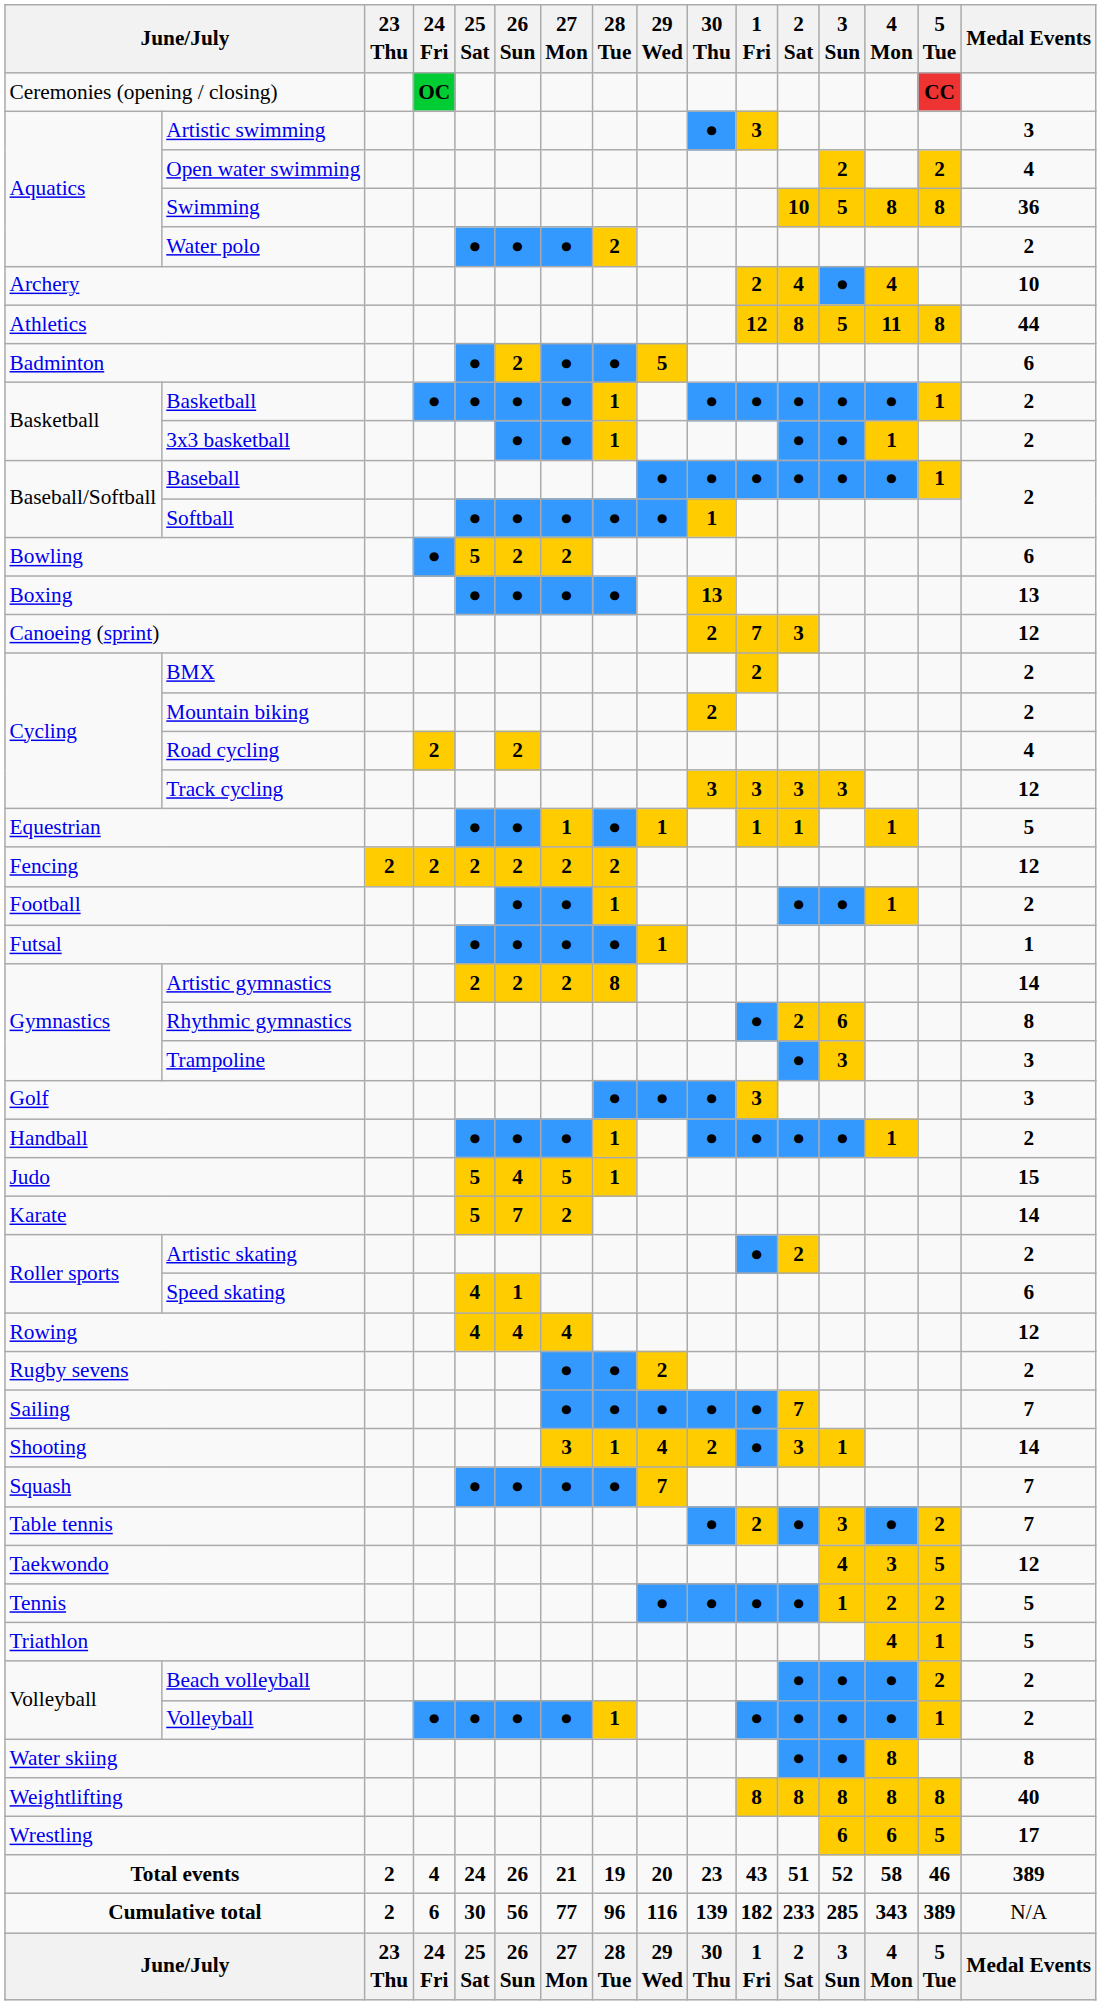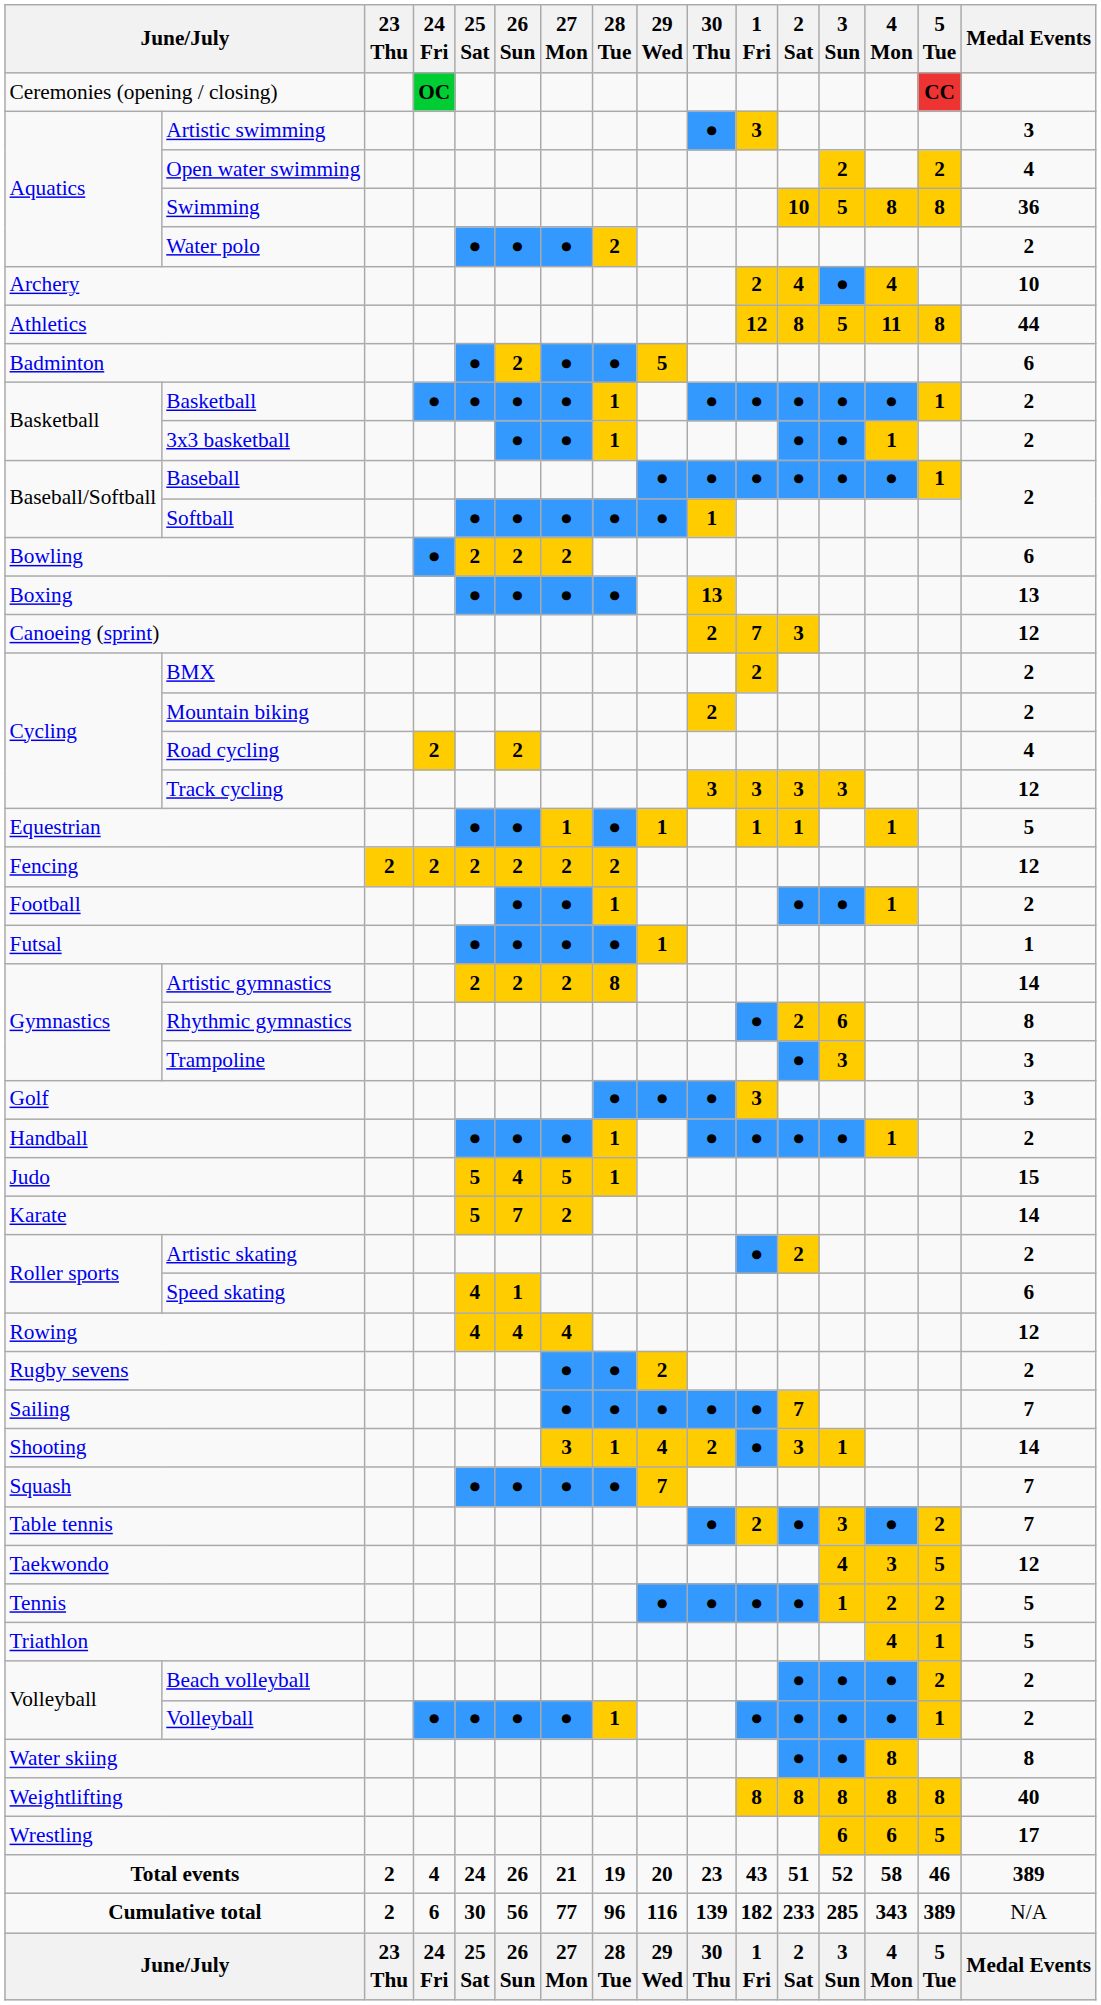(475, 556) 5 -> (475, 556) 2
